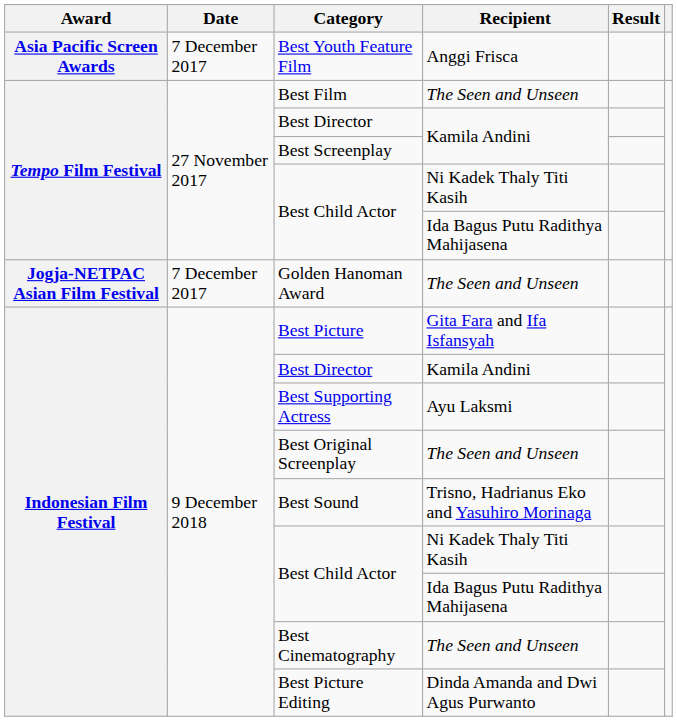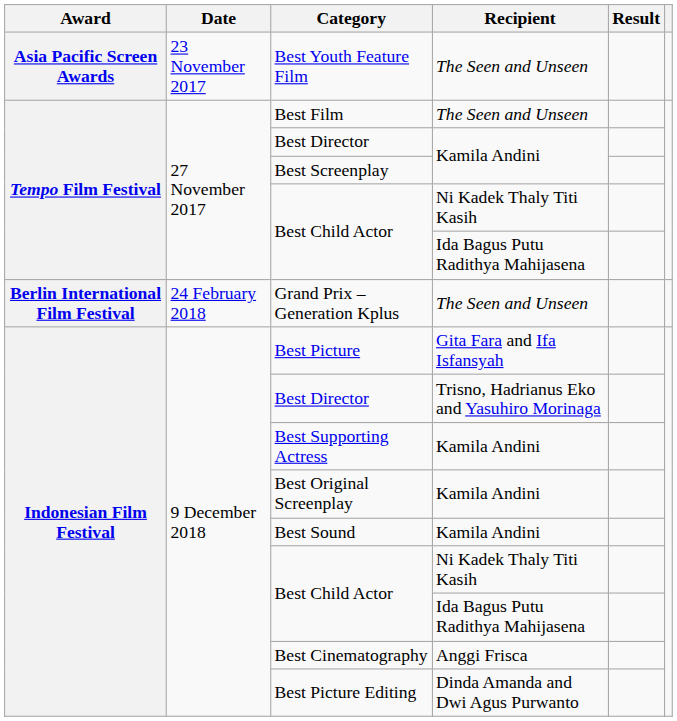(214, 56) 7 December 2017 -> (208, 66) 23 November 2017
(472, 56) Anggi Frisca -> (512, 66) The Seen and Unseen
- row: (86, 283)
+ row: (86, 302)
(479, 368) Kamila Andini -> (518, 398) Trisno, Hadrianus Eko and Yasuhiro Morinaga
(469, 406) Ayu Laksmi -> (488, 446) Kamila Andini
(503, 454) The Seen and Unseen -> (488, 493) Kamila Andini
(509, 501) Trisno, Hadrianus Eko and Yasuhiro Morinaga -> (488, 531) Kamila Andini
(503, 645) The Seen and Unseen -> (482, 654) Anggi Frisca
